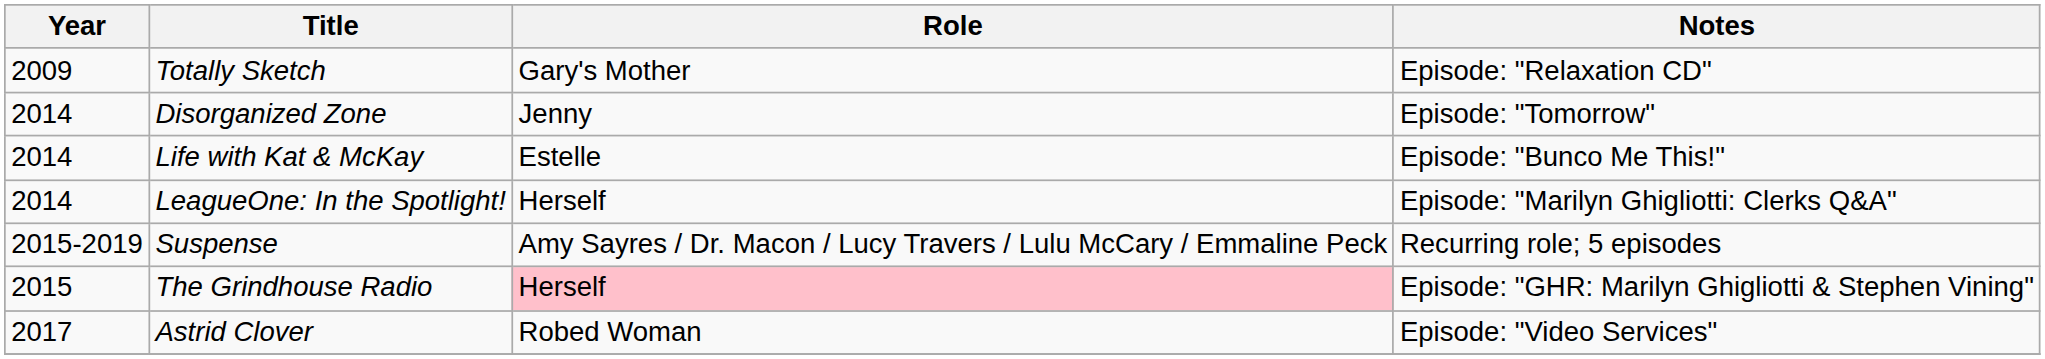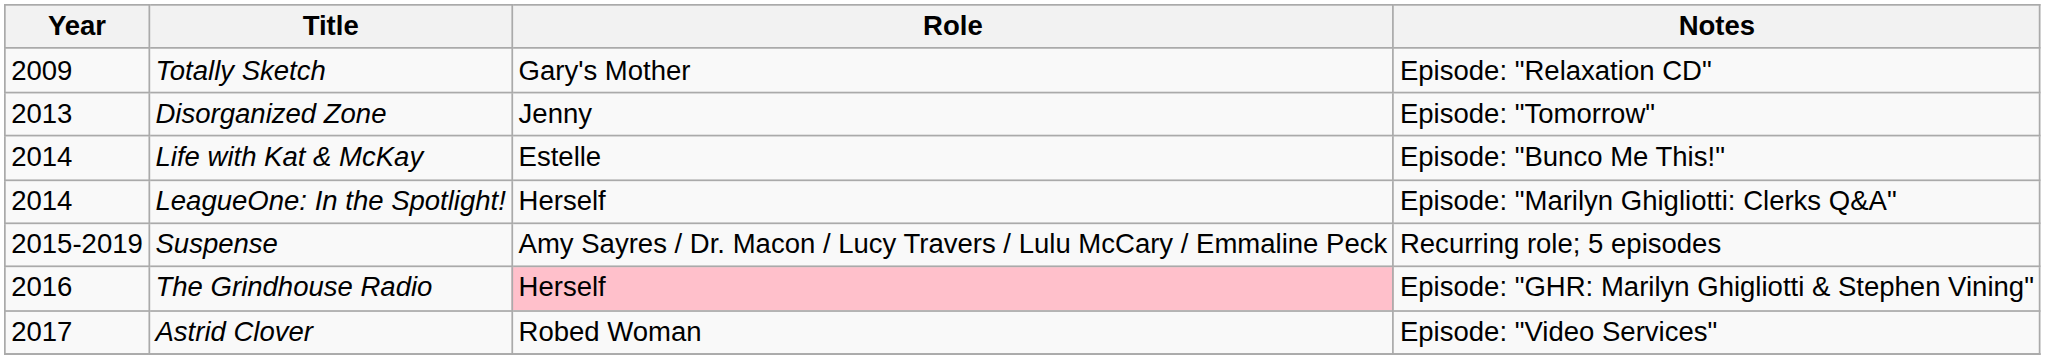(42, 113) 2014 -> (42, 113) 2013
(42, 288) 2015 -> (42, 288) 2016
